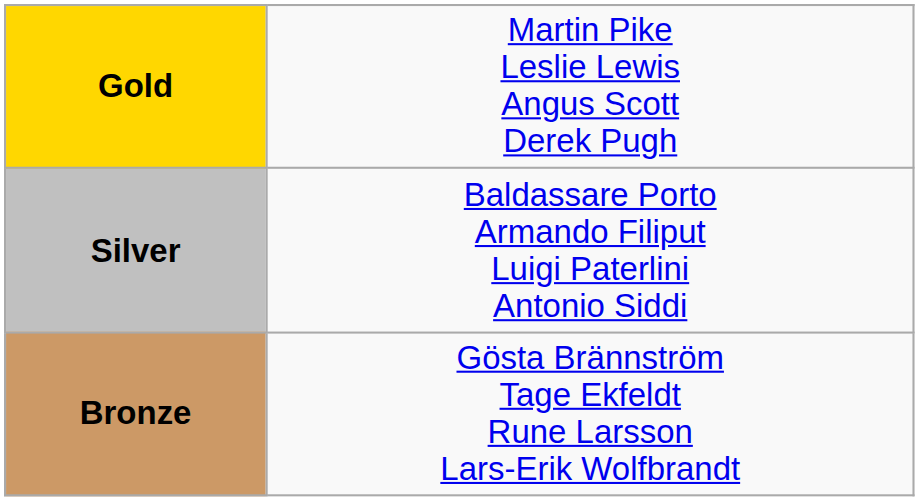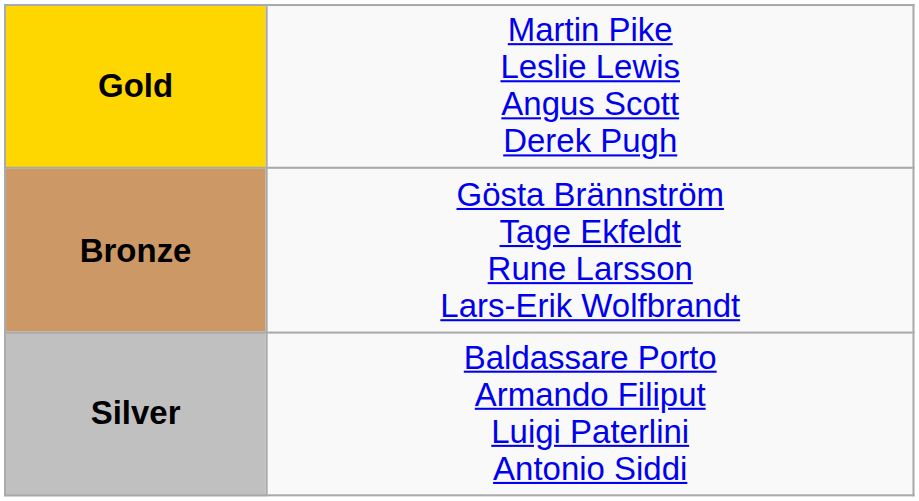rows swapped: (136, 249) <-> (136, 413)
